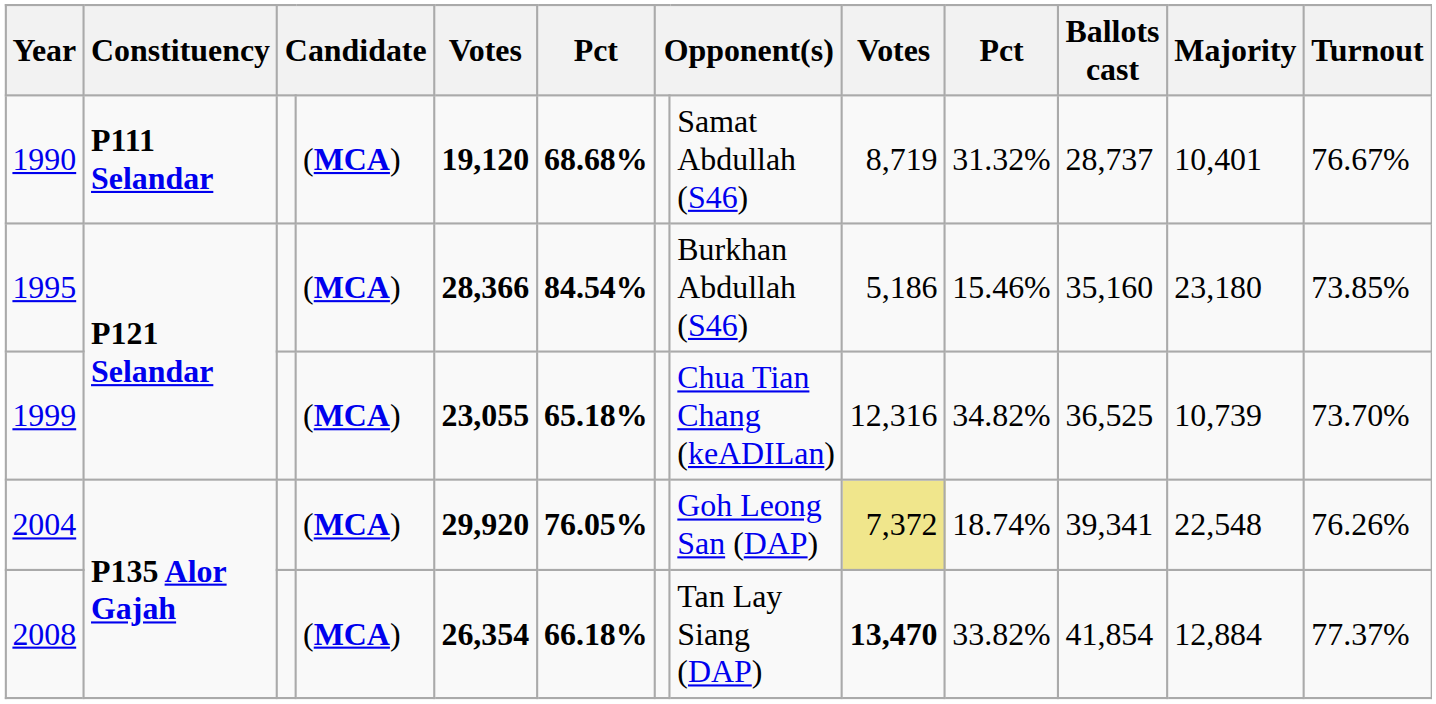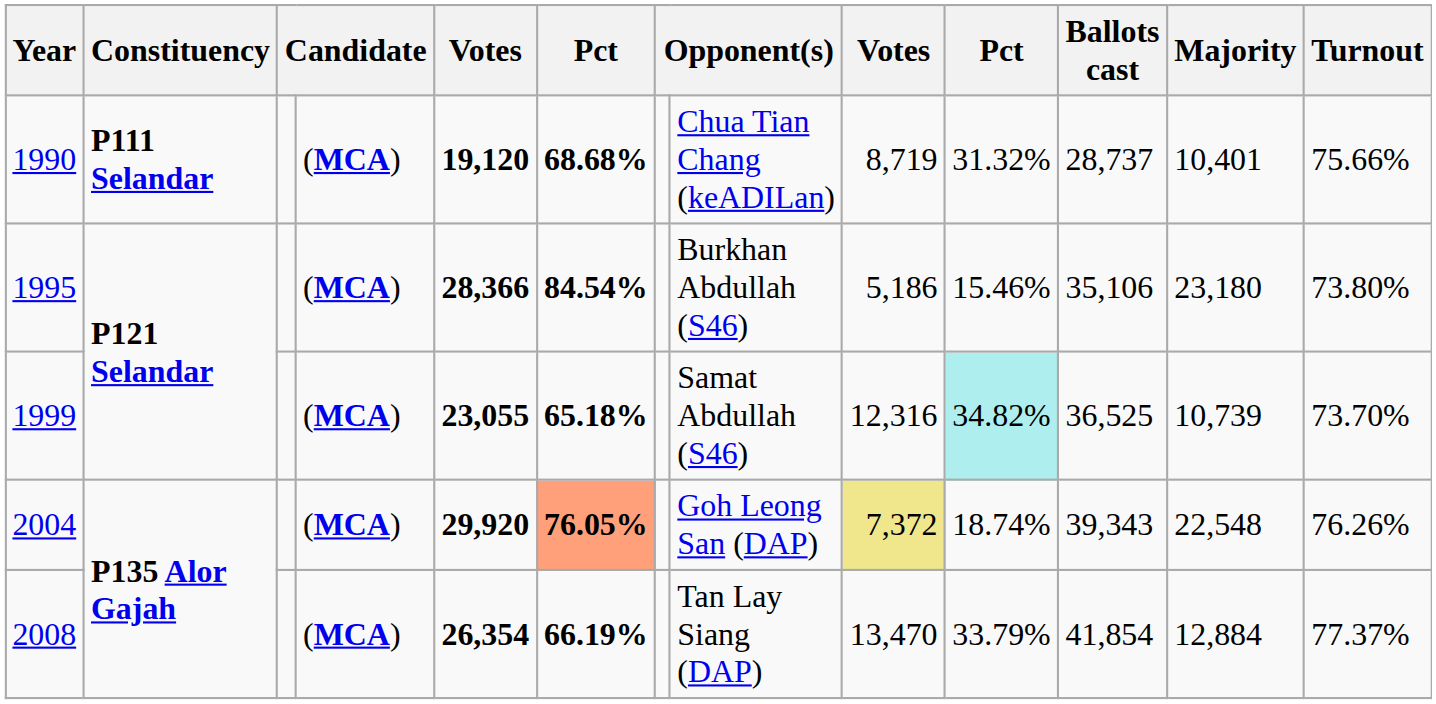(737, 159) Samat Abdullah (S46) -> (756, 159) Chua Tian Chang (keADILan)
(1361, 159) 76.67% -> (1361, 159) 75.66%
(1109, 287) 35,160 -> (1109, 287) 35,106
(1361, 287) 73.85% -> (1361, 287) 73.80%
(756, 415) Chua Tian Chang (keADILan) -> (737, 415) Samat Abdullah (S46)
(1002, 415) no background -> (1002, 415) paleturquoise background
(596, 524) no background -> (596, 524) lightsalmon background
(1109, 524) 39,341 -> (1109, 524) 39,343
(596, 634) 66.18% -> (596, 634) 66.19%
(894, 634) bold -> (894, 634) normal
(1002, 634) 33.82% -> (1002, 634) 33.79%
